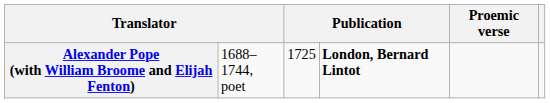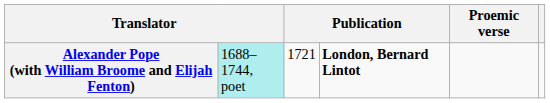(239, 70) no background -> (239, 70) paleturquoise background
(302, 54) 1725 -> (302, 54) 1721
